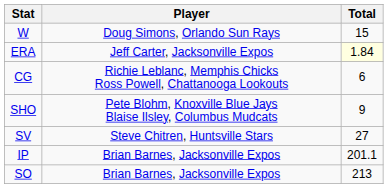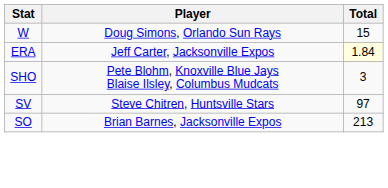- row: (23, 77)
(362, 110) 9 -> (363, 77) 3
(362, 136) 27 -> (363, 103) 97
- row: (23, 155)
